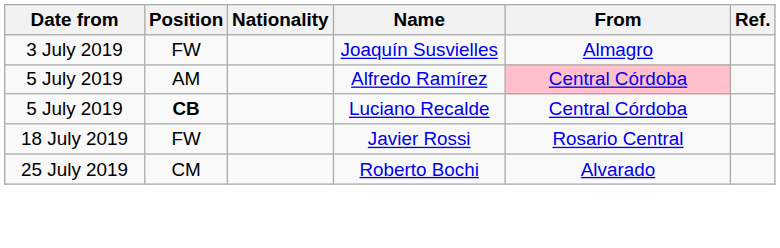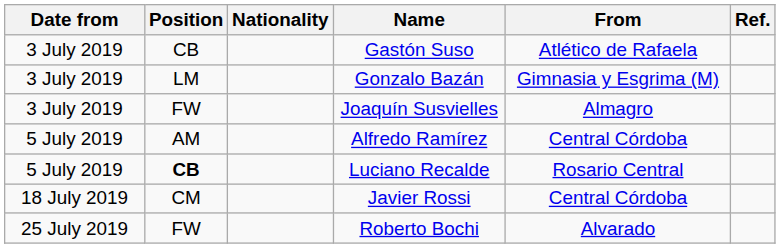+ row: (419, 50)
+ row: (419, 80)
(618, 80) pink background -> (618, 139) no background
(618, 109) Central Córdoba -> (618, 169) Rosario Central
(186, 139) FW -> (186, 199) CM
(618, 139) Rosario Central -> (618, 199) Central Córdoba
(186, 169) CM -> (186, 229) FW
